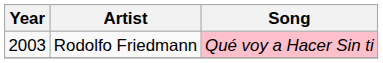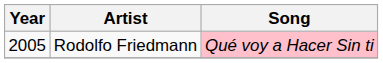(27, 45) 2003 -> (27, 45) 2005
